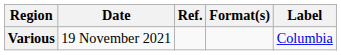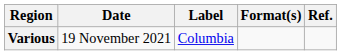columns swapped: (305, 15) <-> (190, 15)
